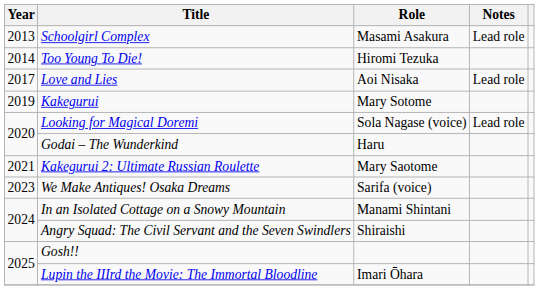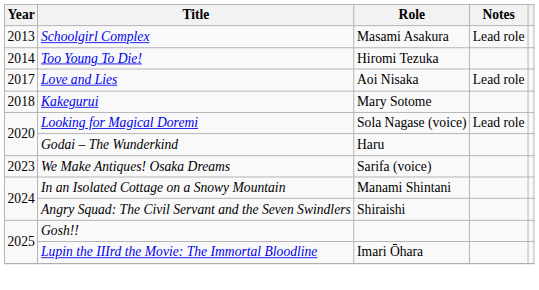(21, 101) 2019 -> (21, 101) 2018
- row: (150, 166)
